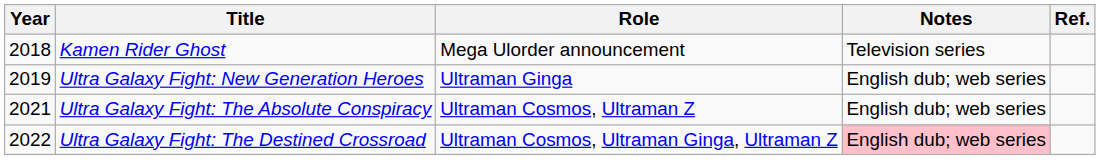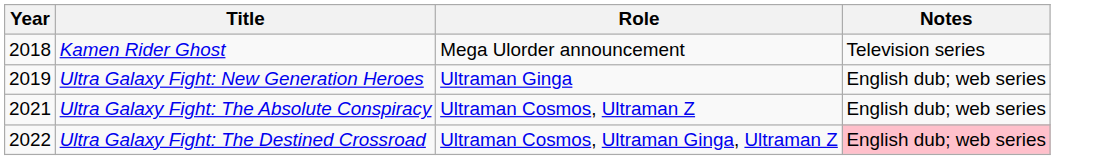- column: (1072, 19)
